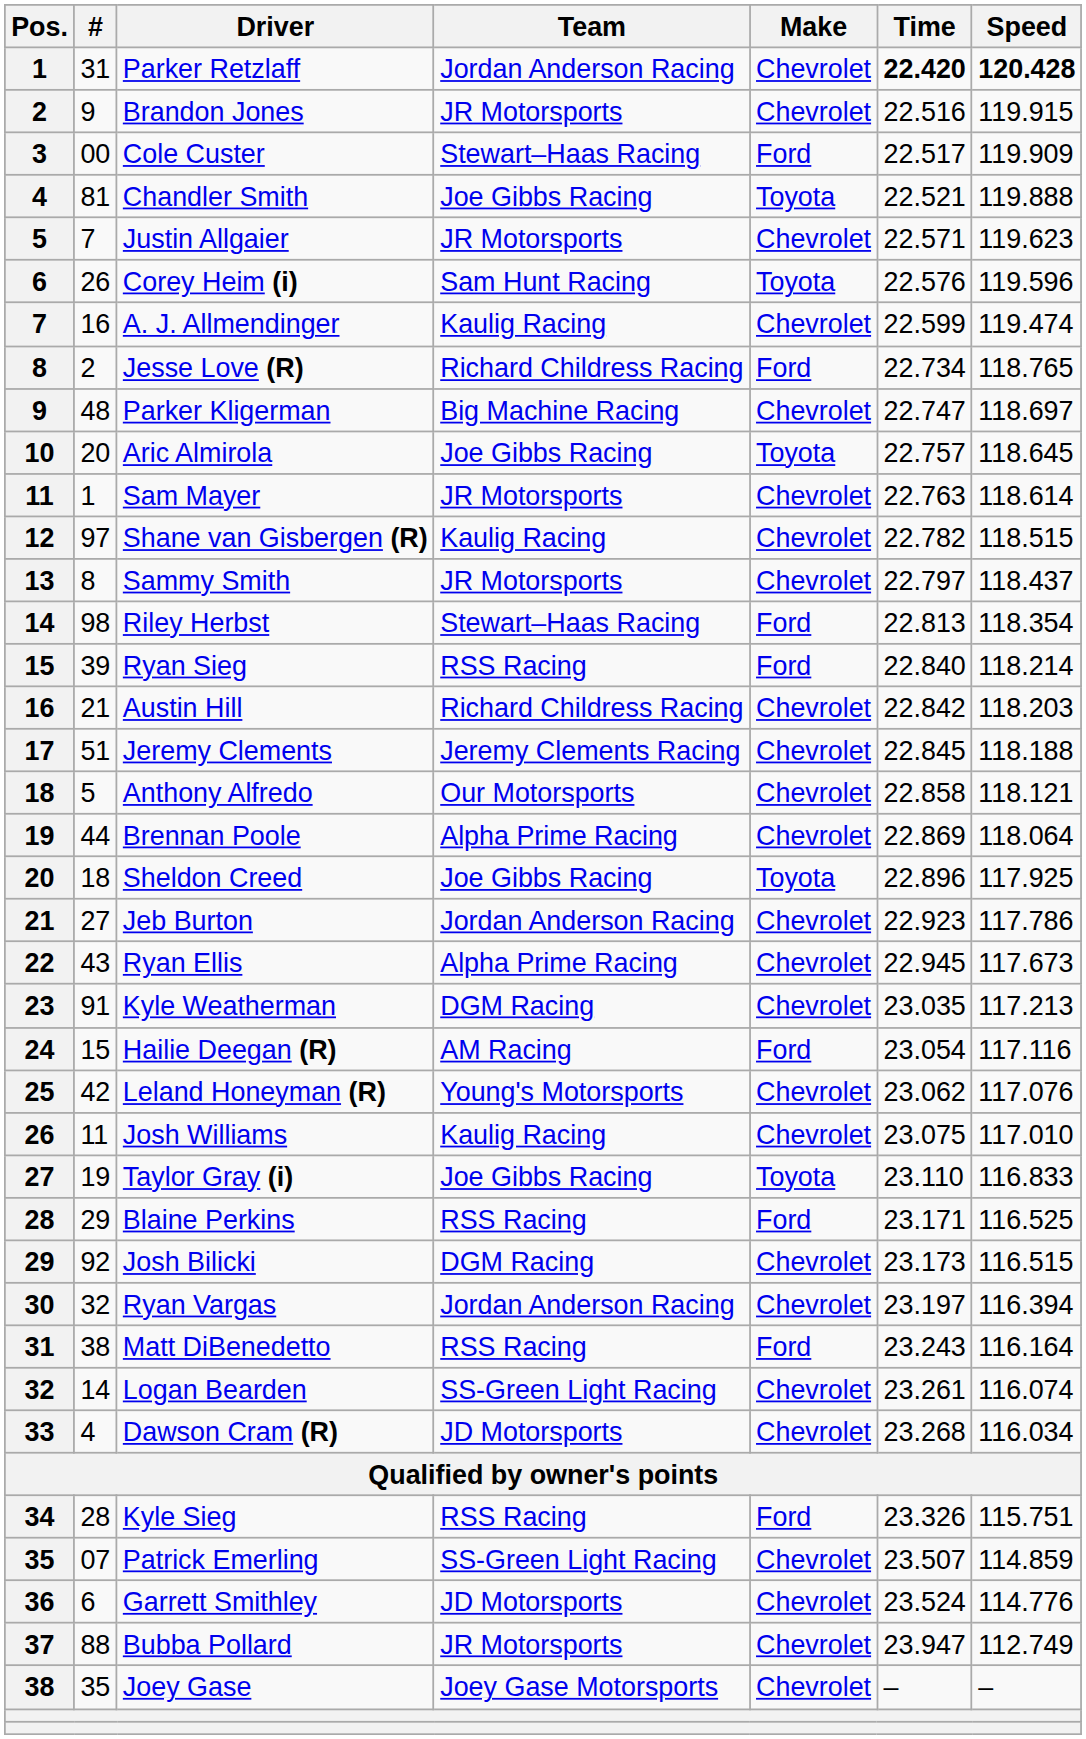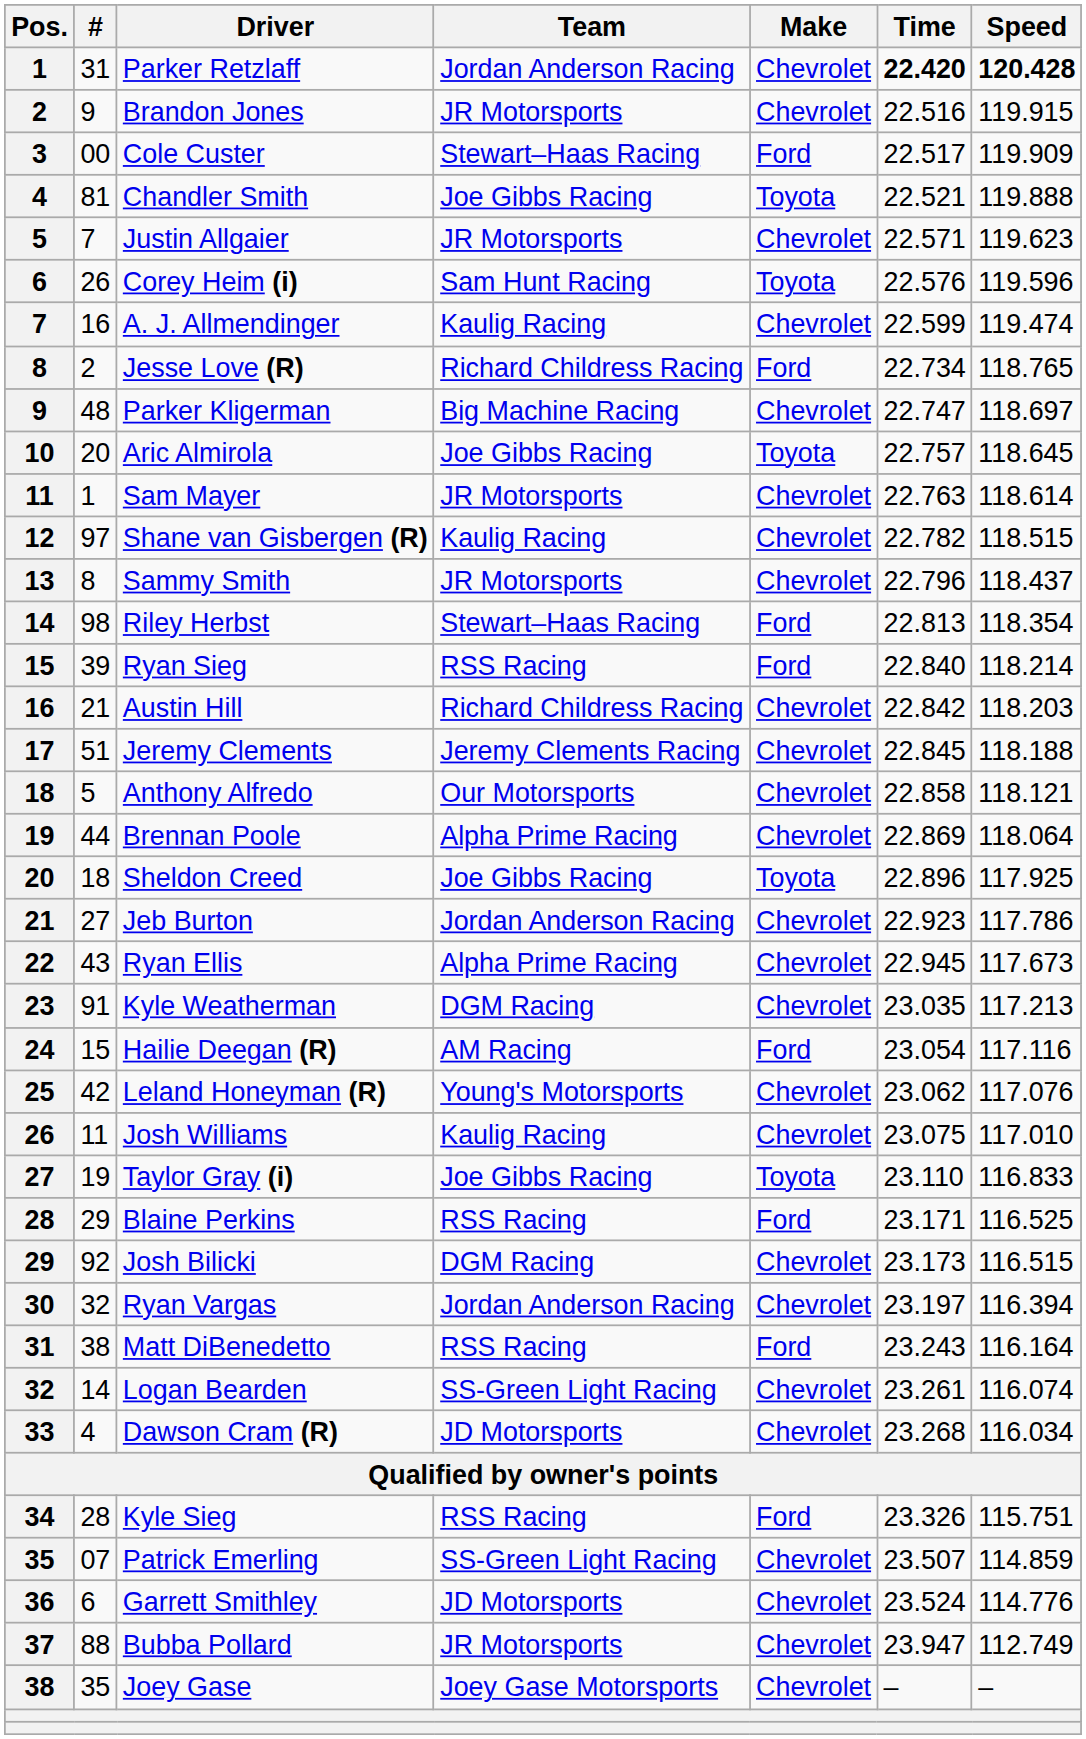(925, 580) 22.797 -> (925, 580) 22.796
